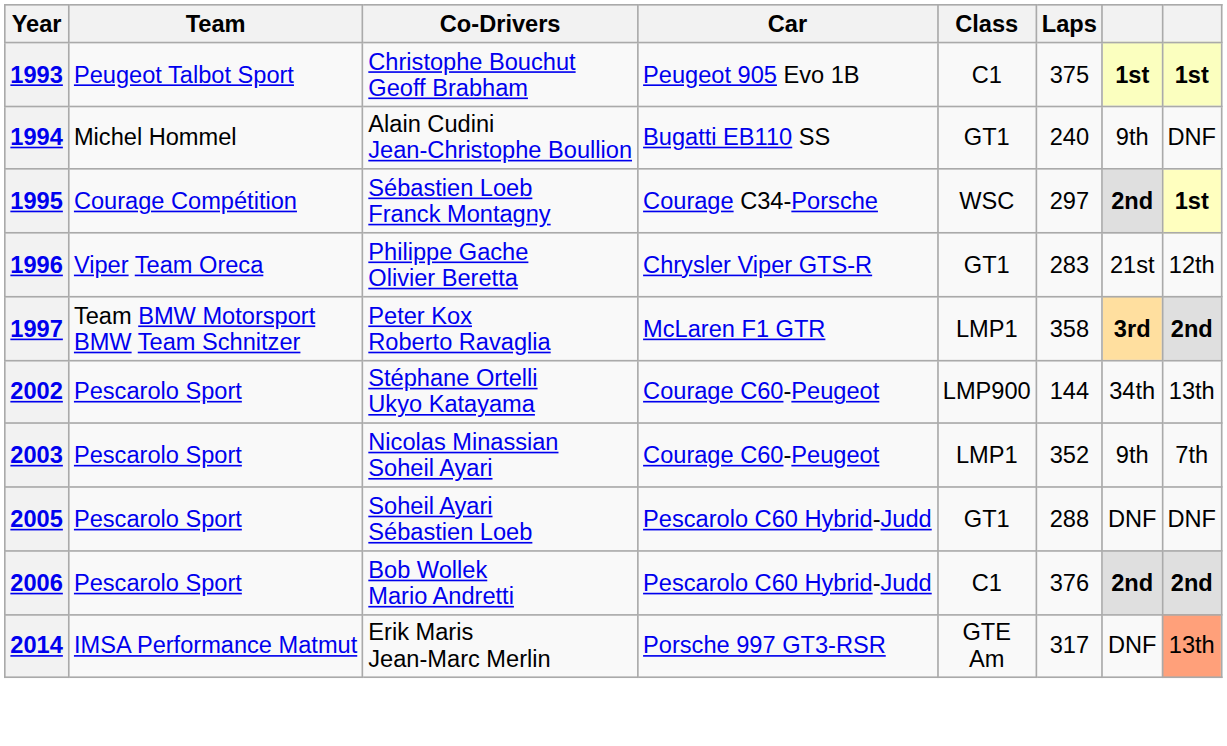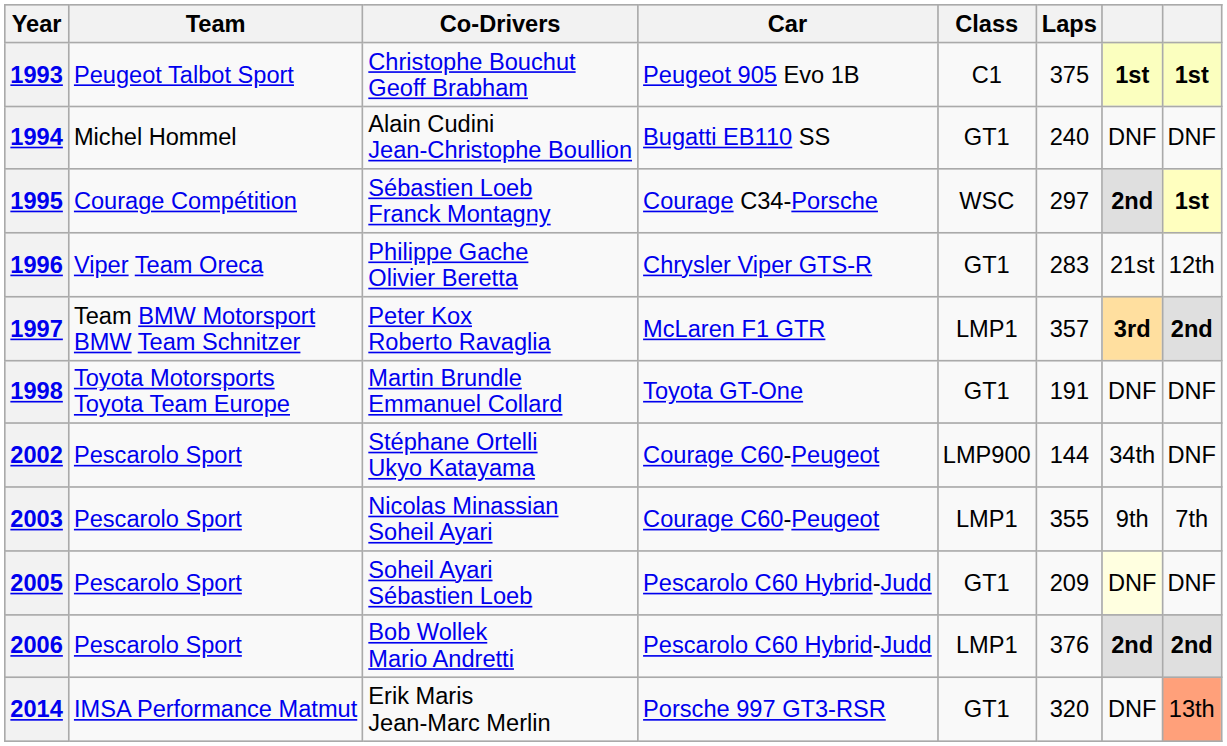(1132, 138) 9th -> (1132, 138) DNF
(1069, 328) 358 -> (1069, 328) 357
+ row: (37, 392)
(1192, 392) 13th -> (1192, 456) DNF
(1069, 456) 352 -> (1069, 519) 355
(1069, 519) 288 -> (1069, 583) 209
(1132, 519) no background -> (1132, 583) lightyellow background
(987, 583) C1 -> (987, 646) LMP1
(987, 646) GTE Am -> (987, 710) GT1
(1069, 646) 317 -> (1069, 710) 320
